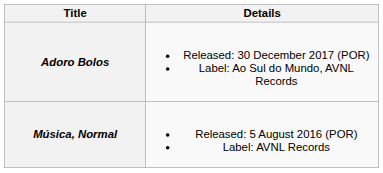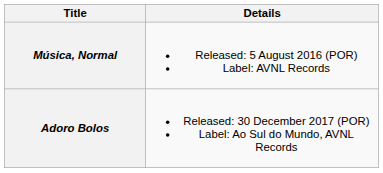rows swapped: (75, 134) <-> (75, 62)
